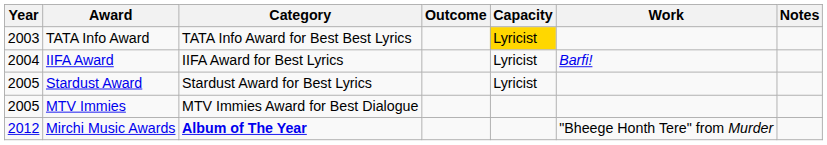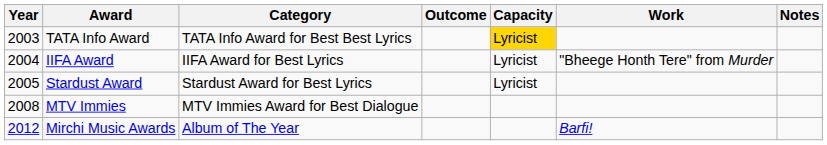(576, 60) Barfi! -> (666, 60) "Bheege Honth Tere" from Murder
(24, 106) 2005 -> (24, 106) 2008
(244, 128) bold -> (240, 128) normal
(666, 128) "Bheege Honth Tere" from Murder -> (576, 128) Barfi!
